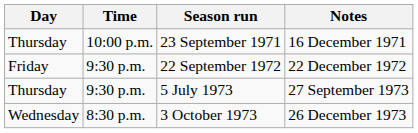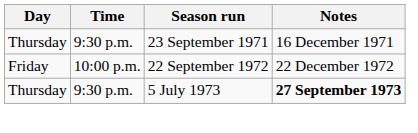(120, 41) 10:00 p.m. -> (103, 41) 9:30 p.m.
(116, 66) 9:30 p.m. -> (107, 66) 10:00 p.m.
(349, 90) normal -> (338, 90) bold
- row: (209, 115)
